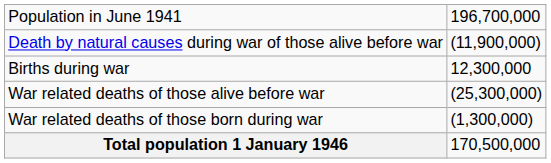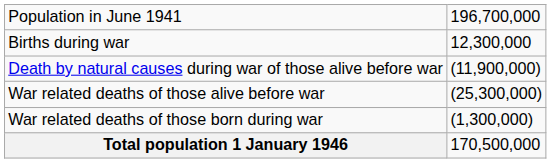rows swapped: (69, 68) <-> (226, 42)
